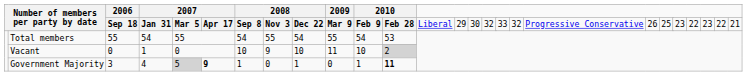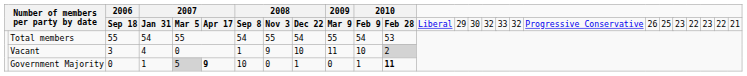(110, 51) 0 -> (110, 51) 3
(144, 51) 1 -> (144, 51) 4
(242, 51) 10 -> (239, 51) 1
(110, 64) 3 -> (110, 64) 0
(144, 64) 4 -> (144, 64) 1
(239, 64) 1 -> (242, 64) 10
